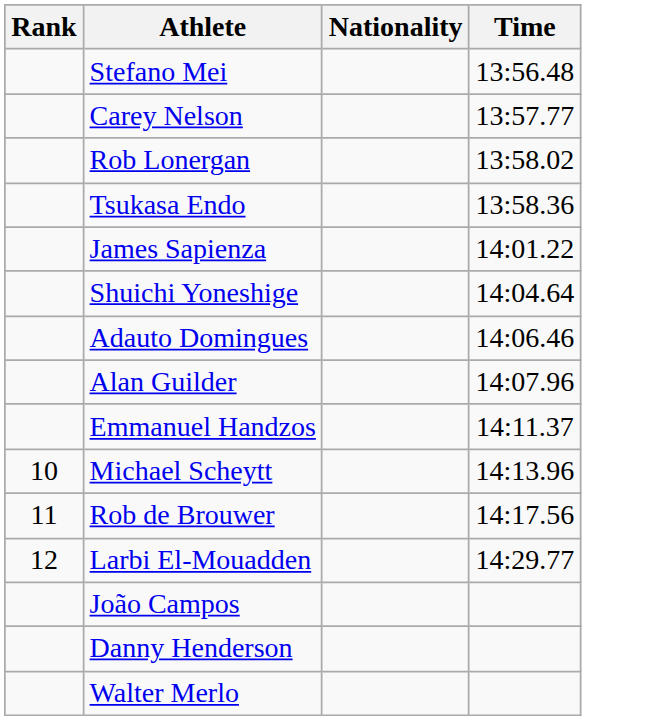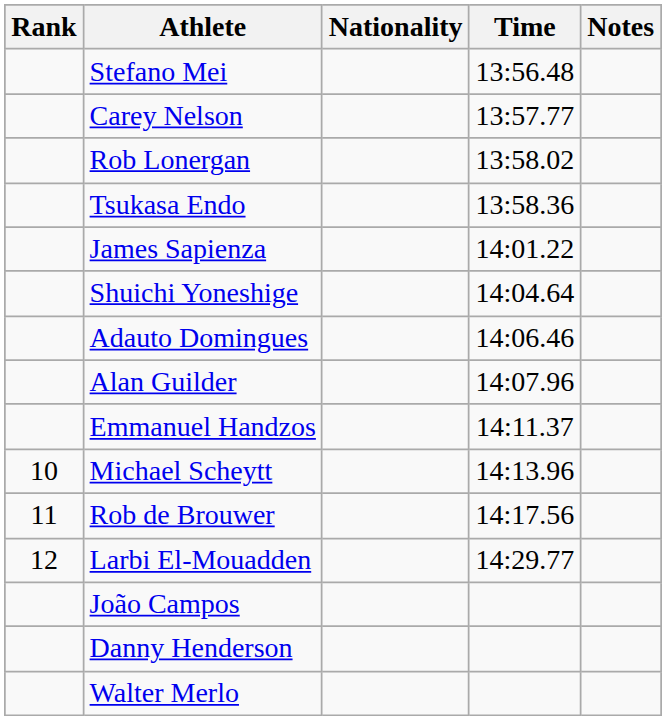+ column: (621, 26)
